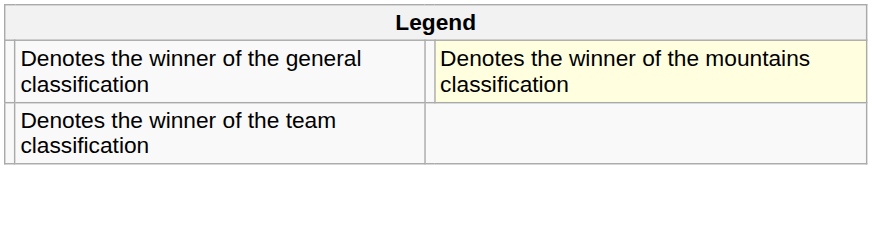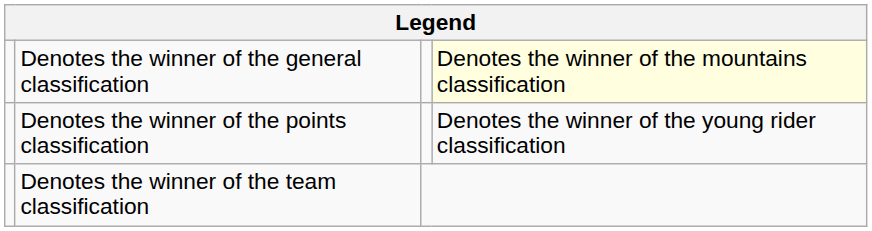+ row: (183, 132)
